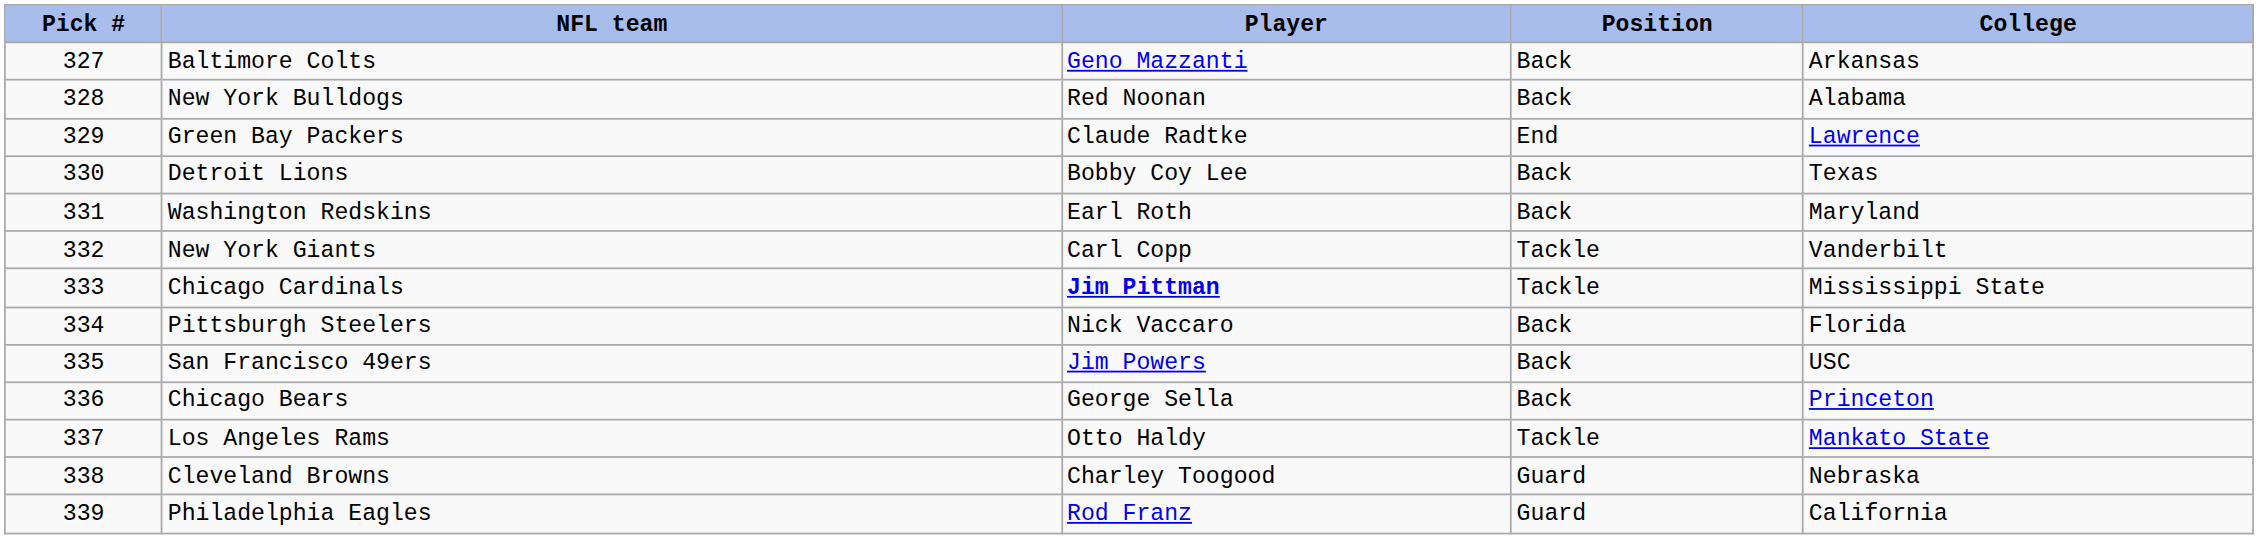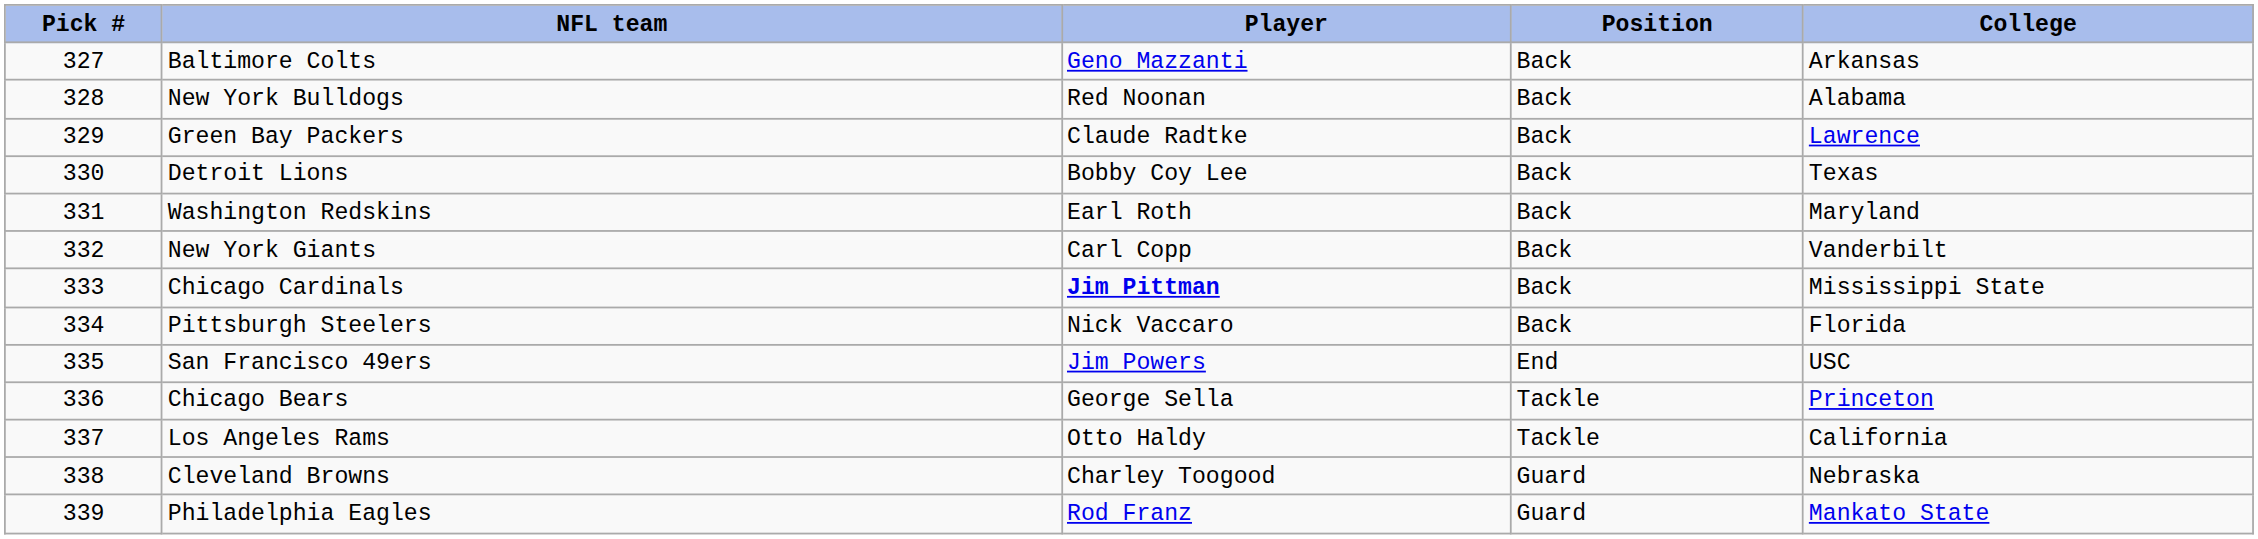(1537, 137) End -> (1544, 137) Back
(1558, 250) Tackle -> (1544, 250) Back
(1558, 288) Tackle -> (1544, 288) Back
(1544, 363) Back -> (1537, 363) End
(1544, 401) Back -> (1558, 401) Tackle
(1899, 439) Mankato State -> (1878, 439) California
(1878, 514) California -> (1899, 514) Mankato State
